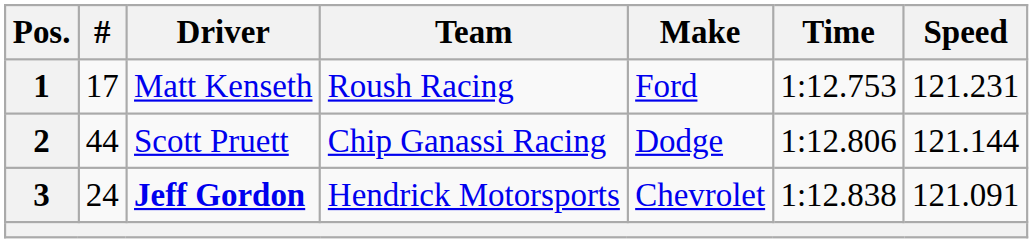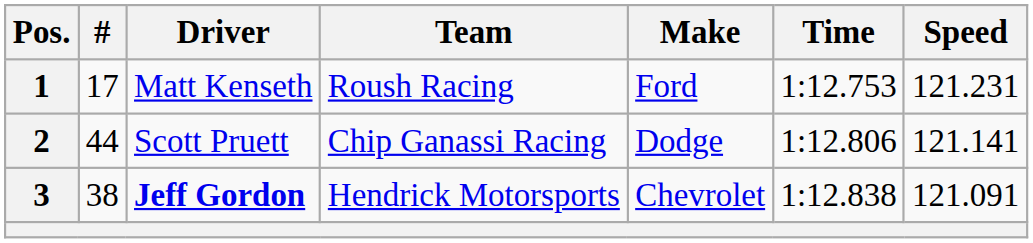(966, 140) 121.144 -> (966, 140) 121.141
(102, 195) 24 -> (102, 195) 38
